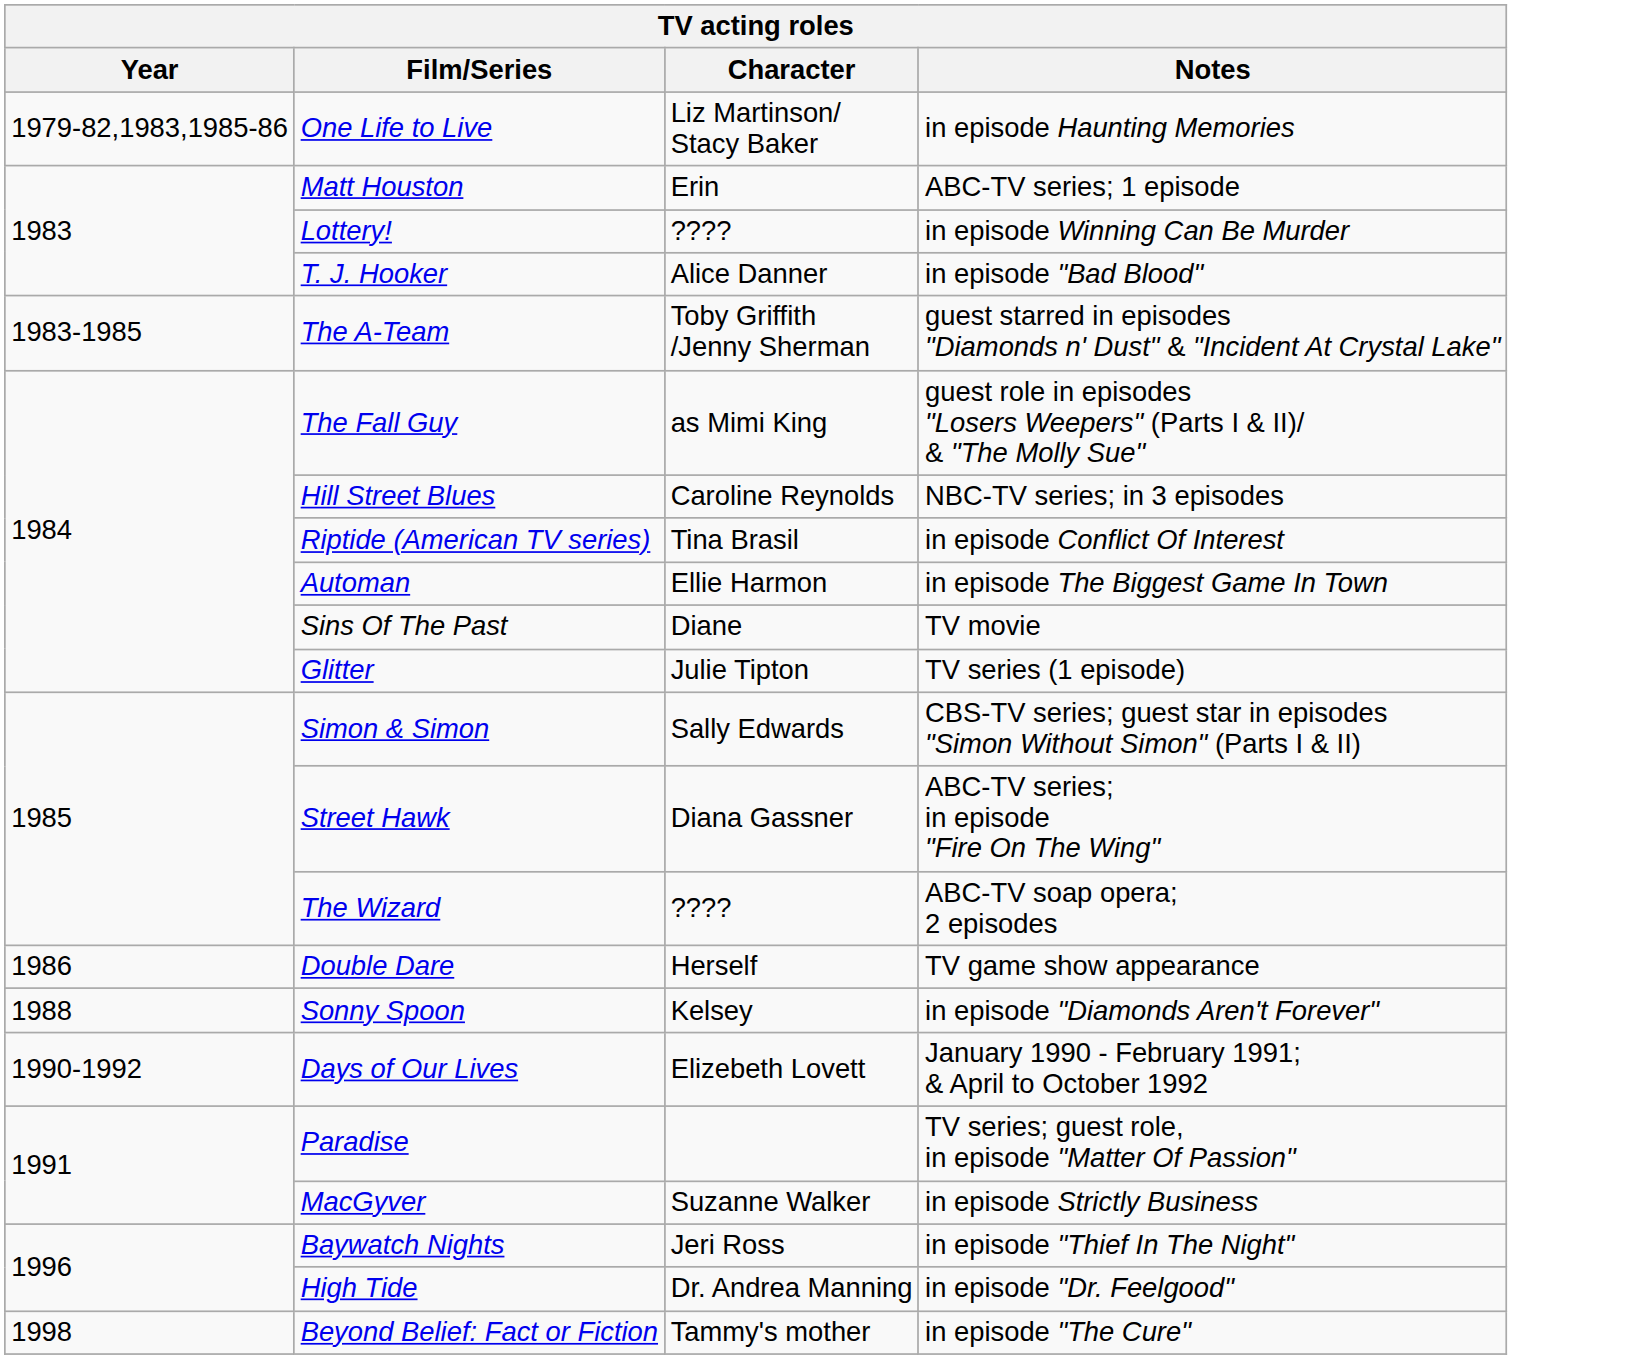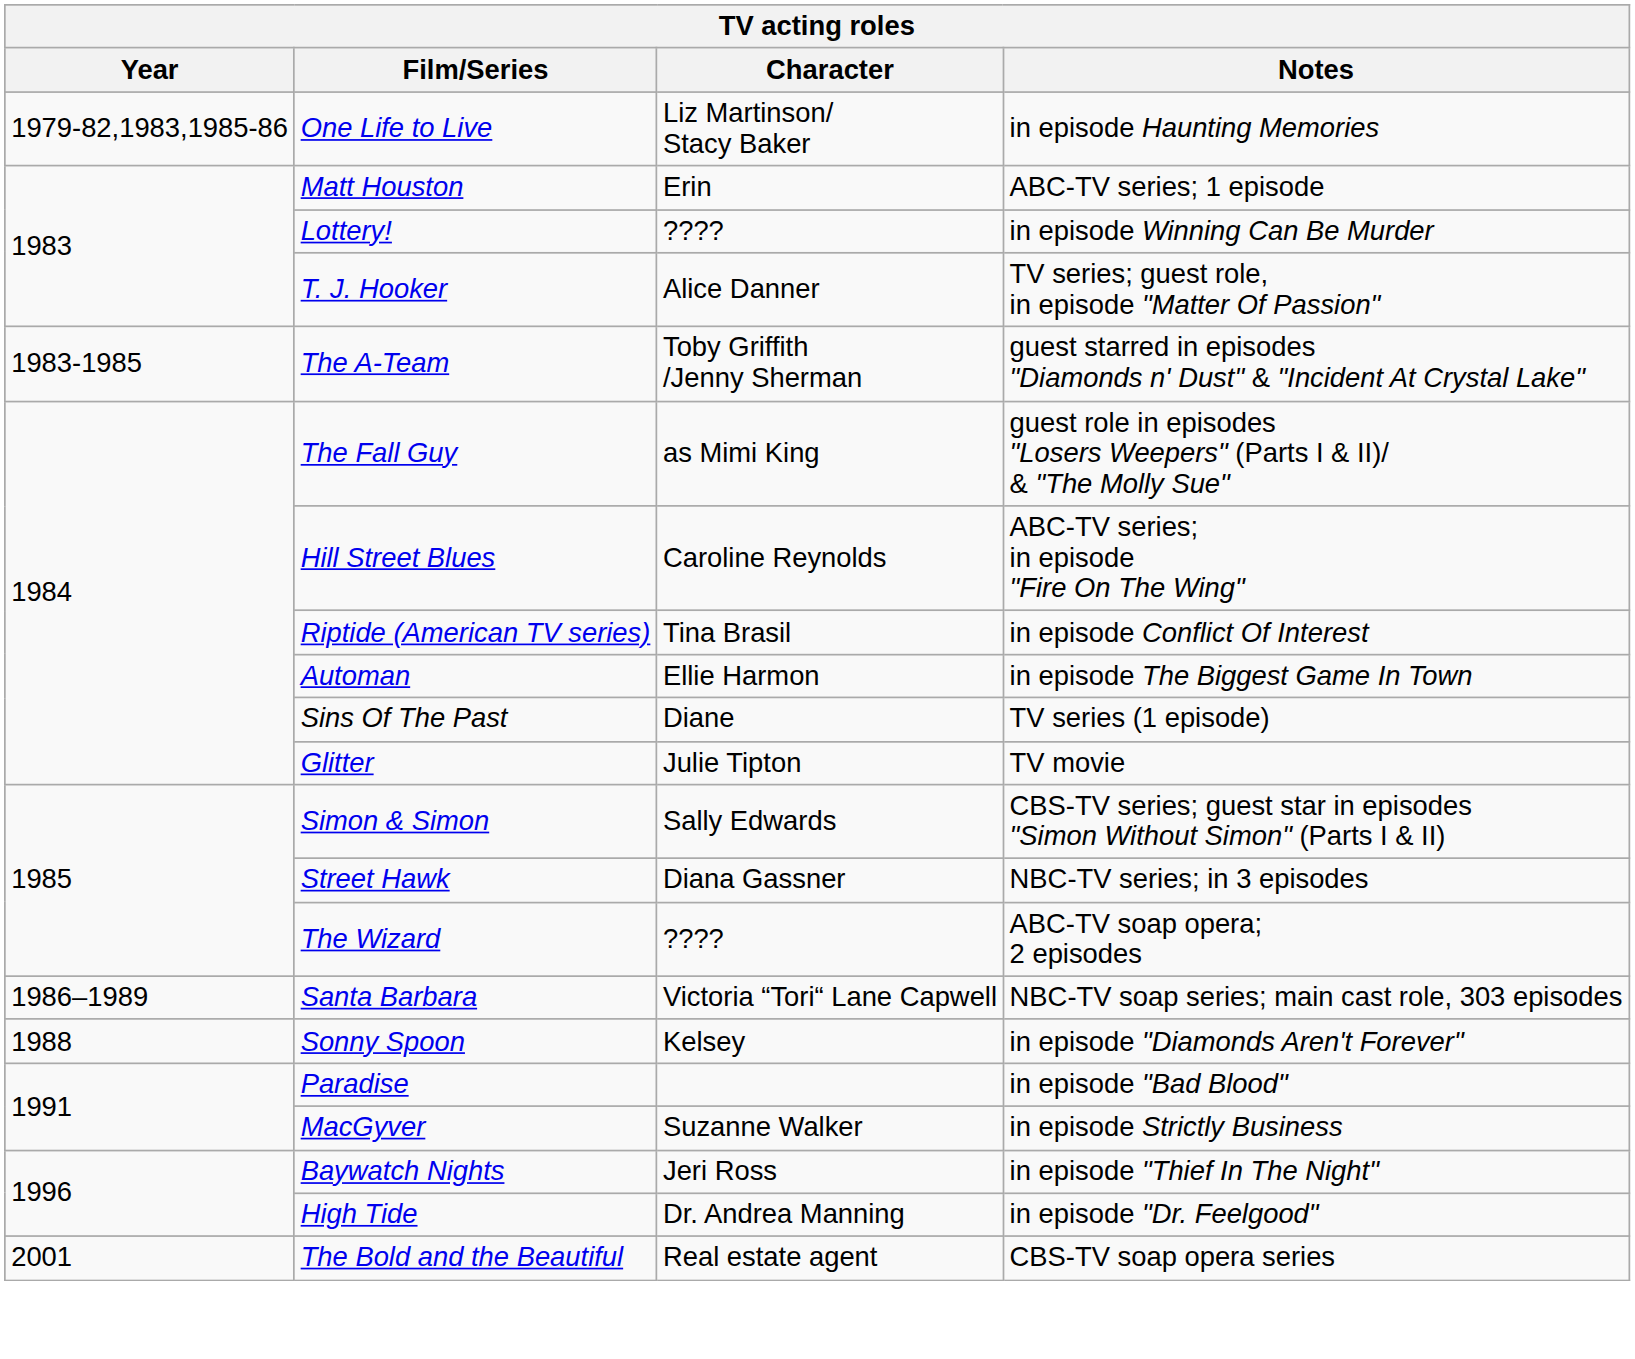(1064, 273) in episode "Bad Blood" -> (1195, 289) TV series; guest role, in episode "Matter Of Passion"
(1105, 496) NBC-TV series; in 3 episodes -> (1127, 558) ABC-TV series; in episode "Fire On The Wing"
(983, 626) TV movie -> (1140, 718) TV series (1 episode)
(1055, 670) TV series (1 episode) -> (1067, 762) TV movie
(1043, 818) ABC-TV series; in episode "Fire On The Wing" -> (1189, 879) NBC-TV series; in 3 episodes
- row: (377, 966)
+ row: (389, 997)
- row: (409, 1068)
(1110, 1143) TV series; guest role, in episode "Matter Of Passion" -> (1149, 1084) in episode "Bad Blood"
- row: (479, 1331)
+ row: (462, 1257)
